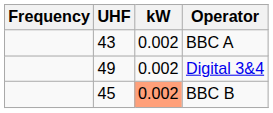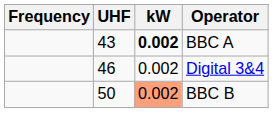(158, 42) normal -> (158, 42) bold
(106, 68) 49 -> (106, 68) 46
(106, 94) 45 -> (106, 94) 50
